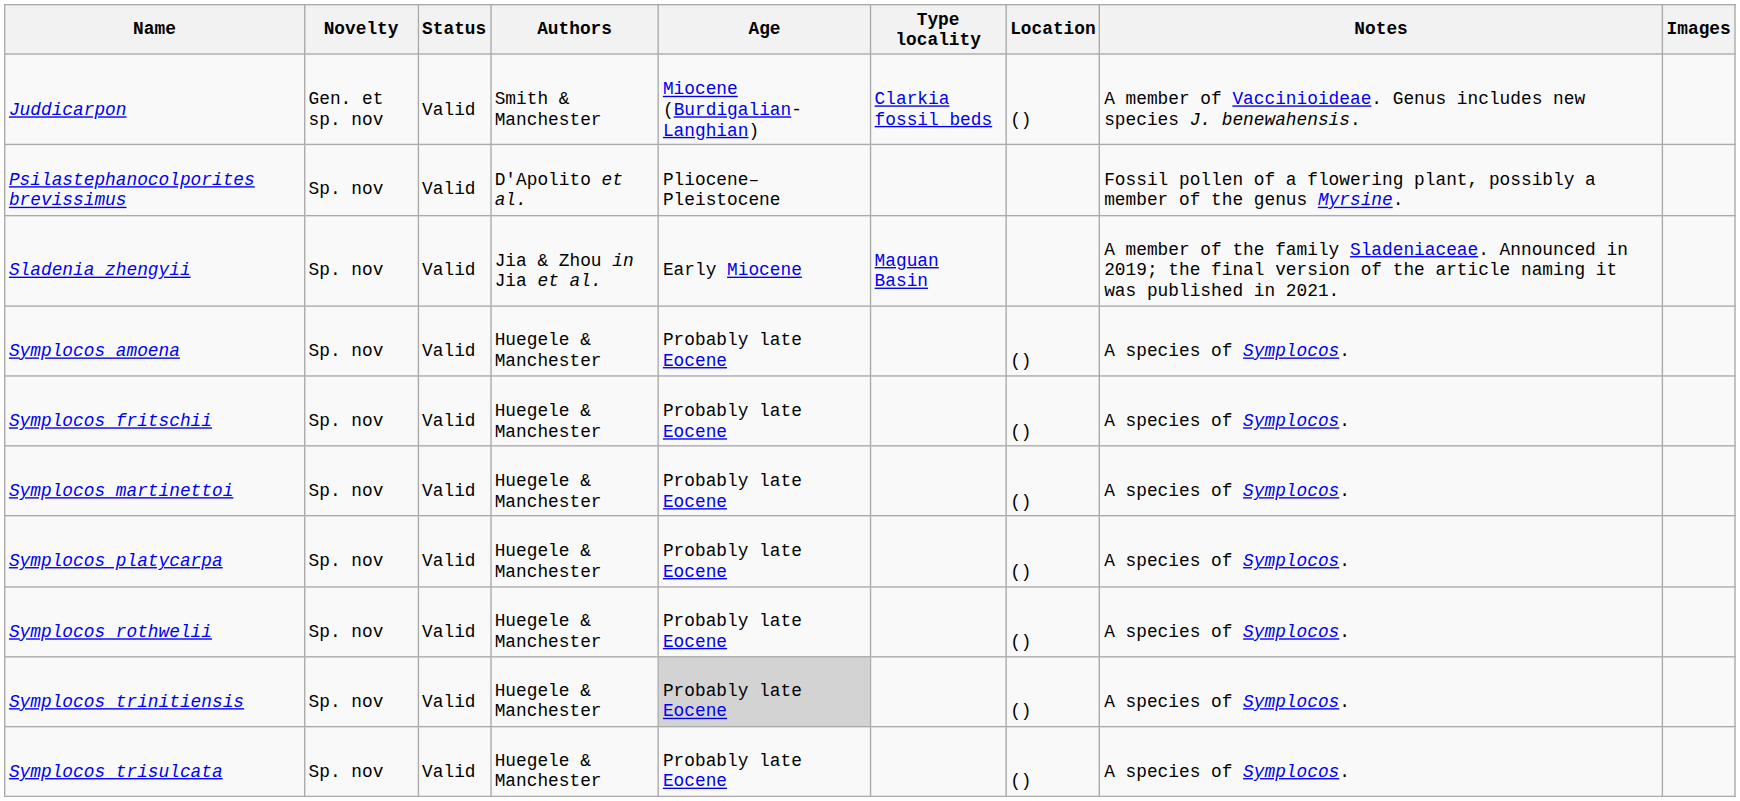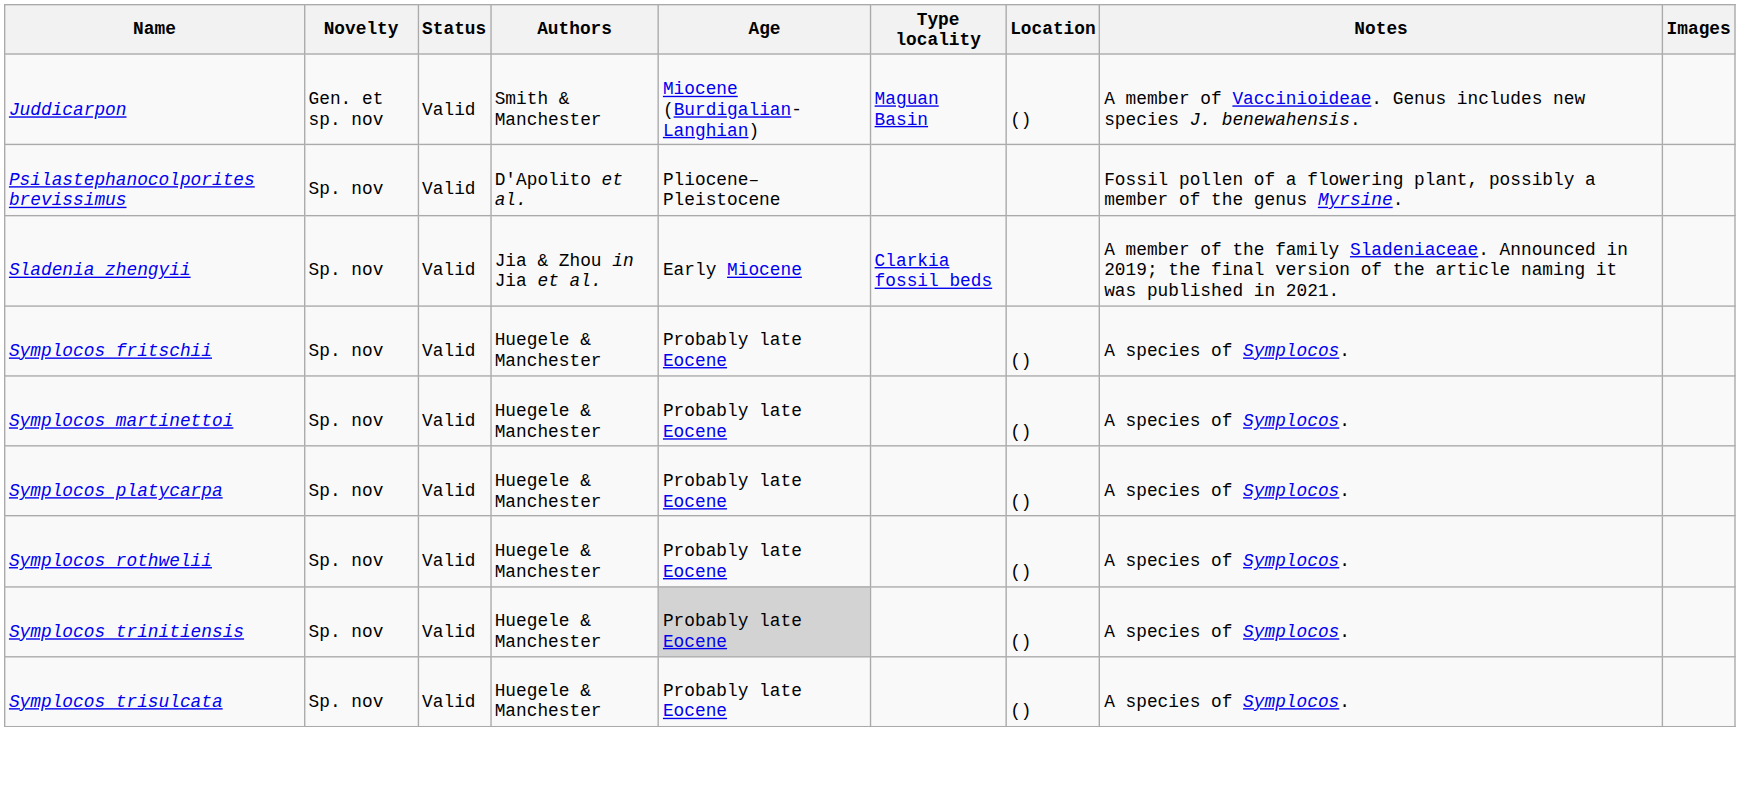(933, 110) Clarkia fossil beds -> (907, 110) Maguan Basin
(907, 271) Maguan Basin -> (933, 271) Clarkia fossil beds
- row: (94, 351)
